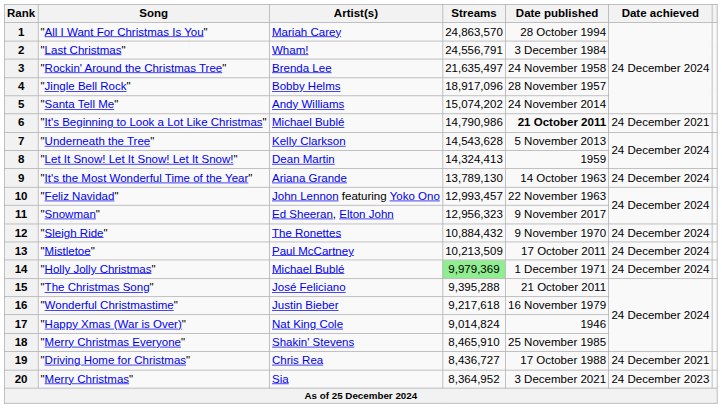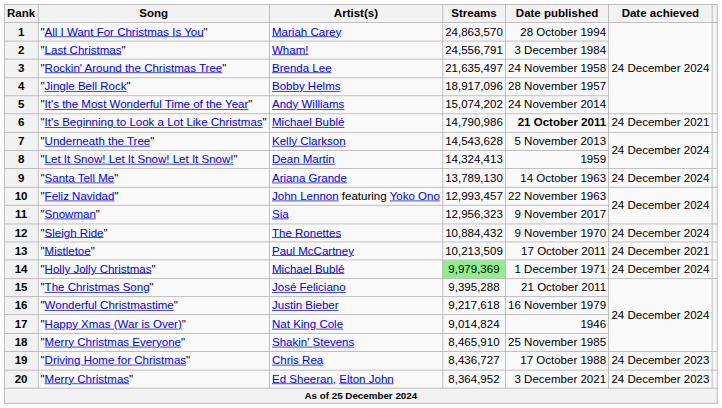(79, 104) "Santa Tell Me" -> (146, 104) "It's the Most Wonderful Time of the Year"
(146, 178) "It's the Most Wonderful Time of the Year" -> (79, 178) "Santa Tell Me"
(333, 214) Ed Sheeran, Elton John -> (280, 214) Sia
(660, 251) 24 December 2024 -> (660, 251) 24 December 2021
(660, 360) 24 December 2021 -> (660, 360) 24 December 2023
(280, 379) Sia -> (333, 379) Ed Sheeran, Elton John
